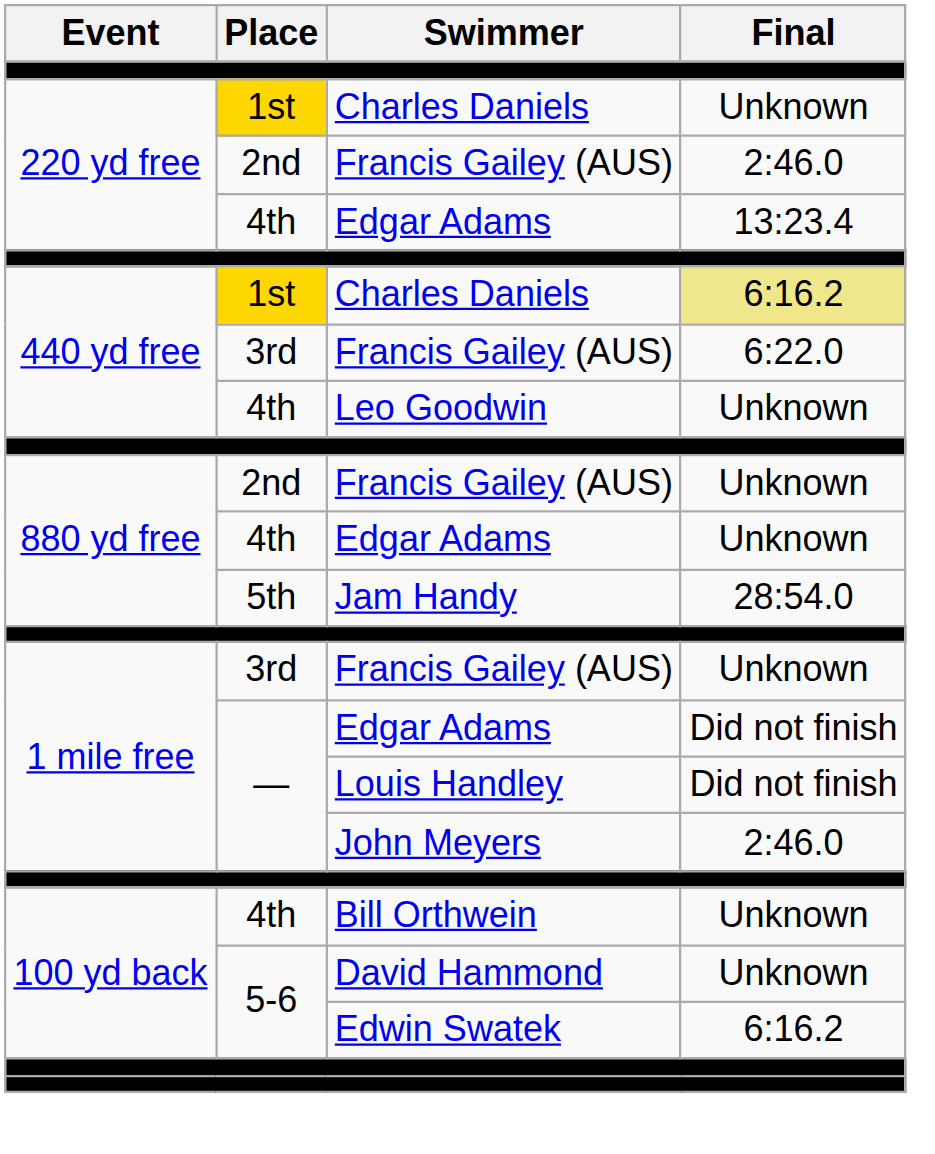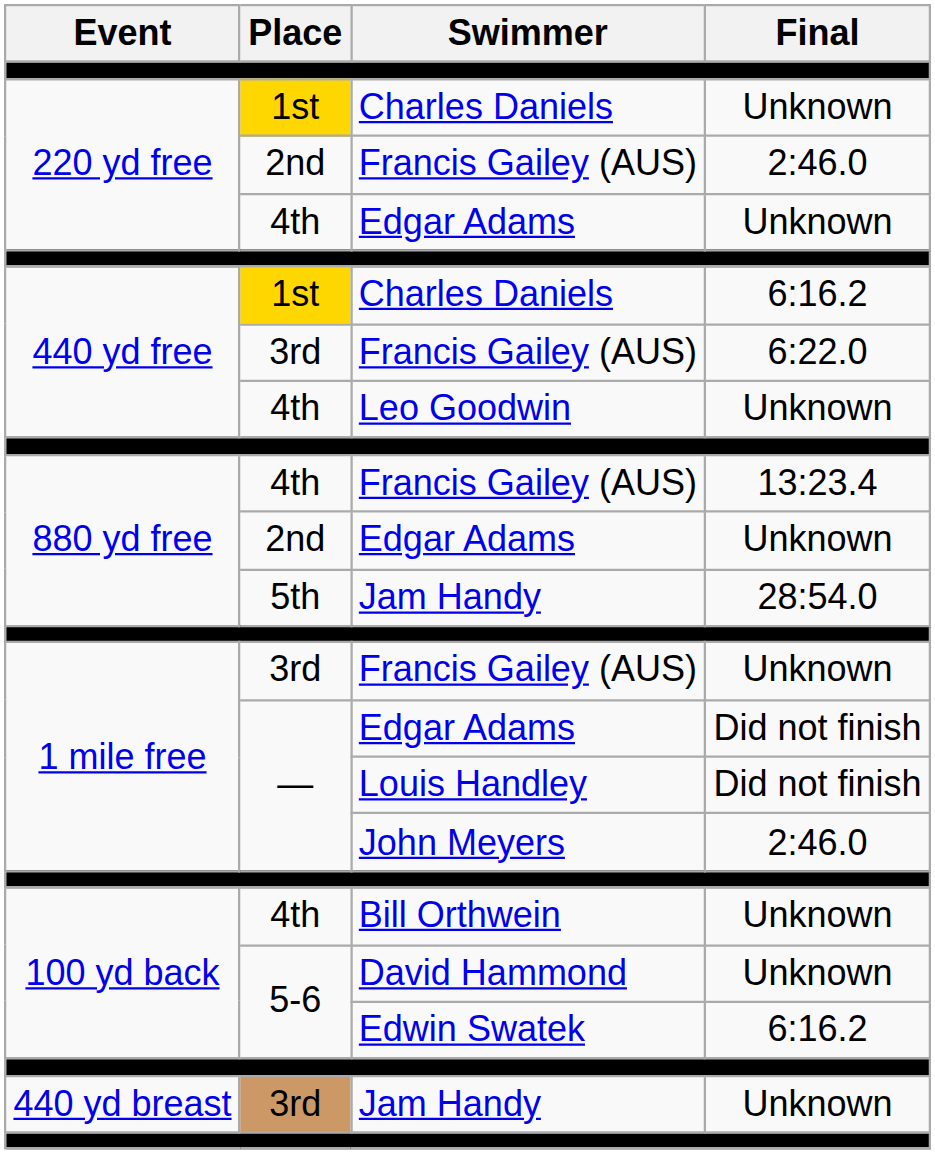(794, 220) 13:23.4 -> (818, 220) Unknown
(794, 294) khaki background -> (818, 294) no background
(271, 482) 2nd -> (295, 482) 4th
(794, 482) Unknown -> (818, 482) 13:23.4
(271, 539) 4th -> (295, 539) 2nd
+ row: (122, 1103)
